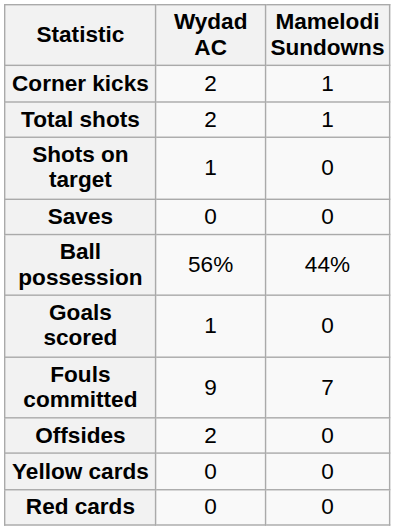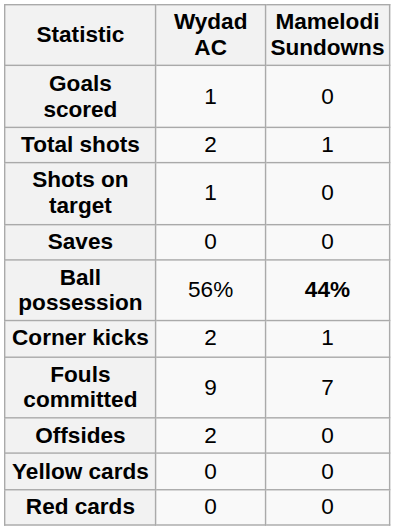rows swapped: (80, 325) <-> (80, 83)
(327, 264) normal -> (327, 290) bold
